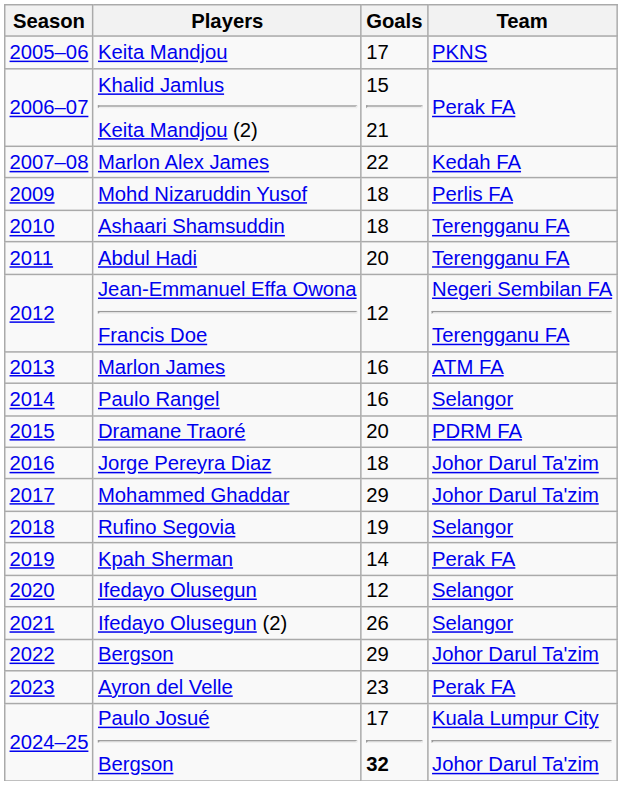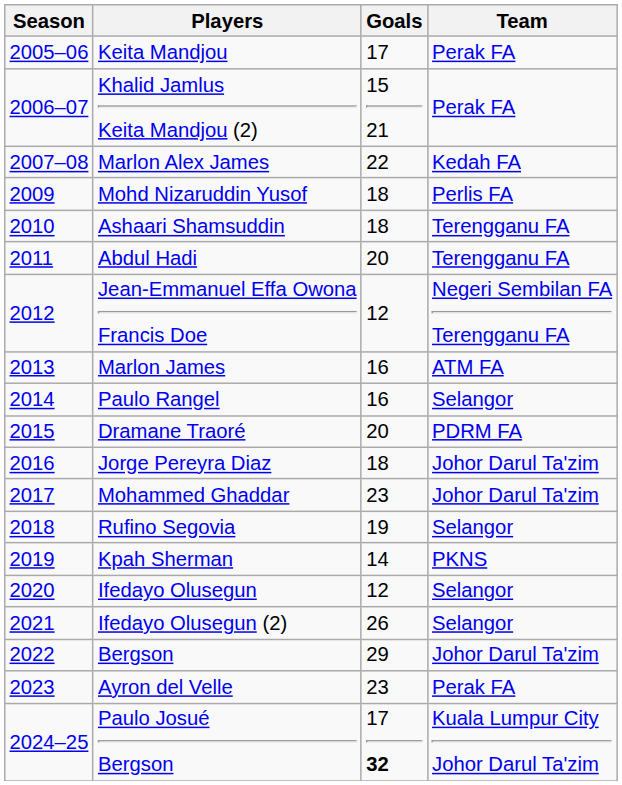(460, 52) PKNS -> (474, 52) Perak FA
(377, 495) 29 -> (377, 495) 23
(474, 559) Perak FA -> (460, 559) PKNS
